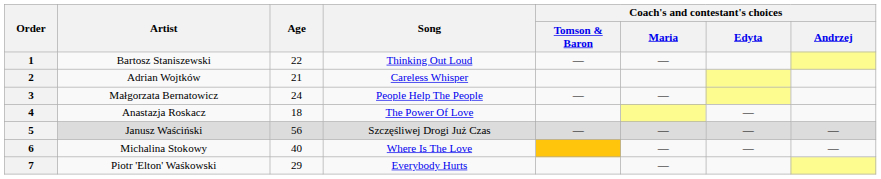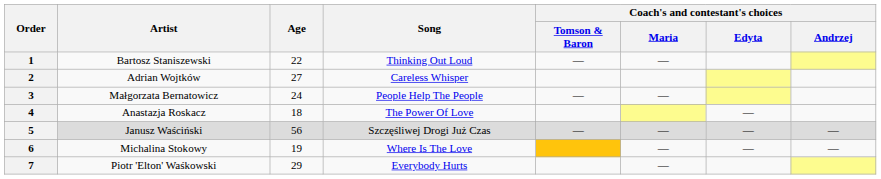(297, 78) 21 -> (297, 78) 27
(297, 148) 40 -> (297, 148) 19
